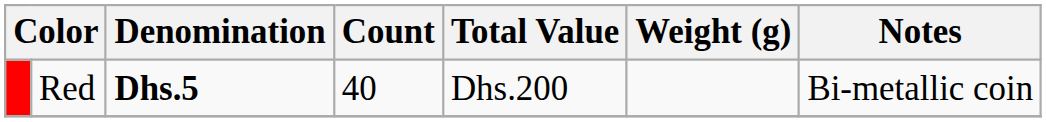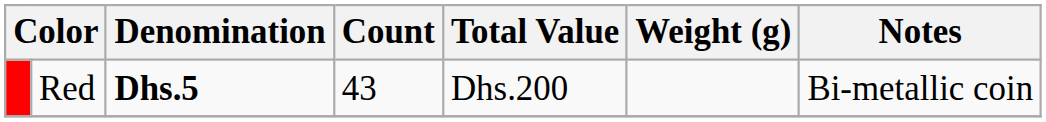(359, 87) 40 -> (359, 87) 43
